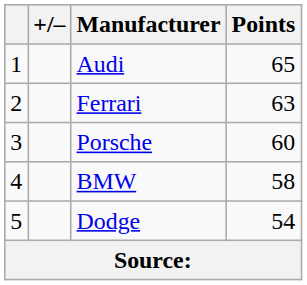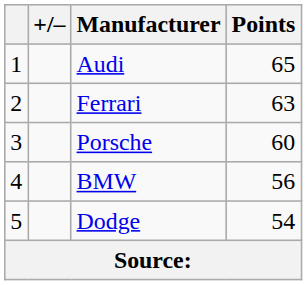(283, 181) 58 -> (283, 181) 56
